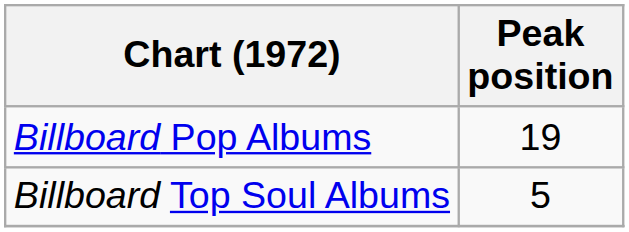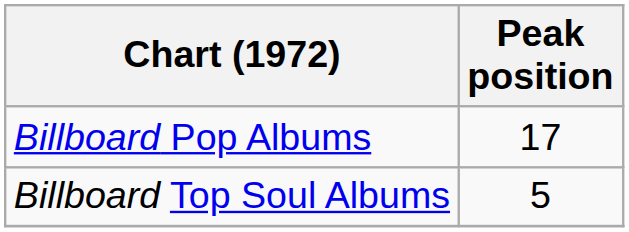(540, 136) 19 -> (540, 136) 17
